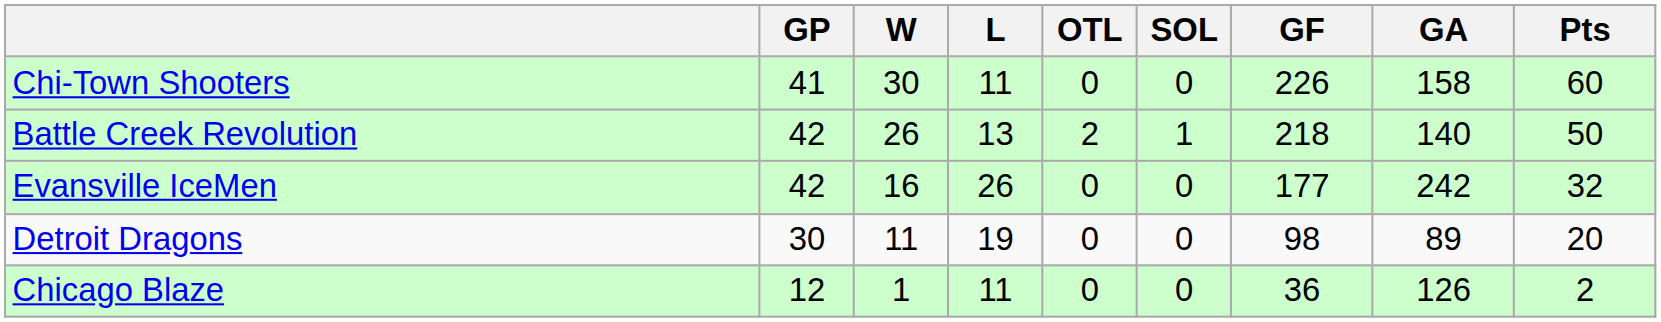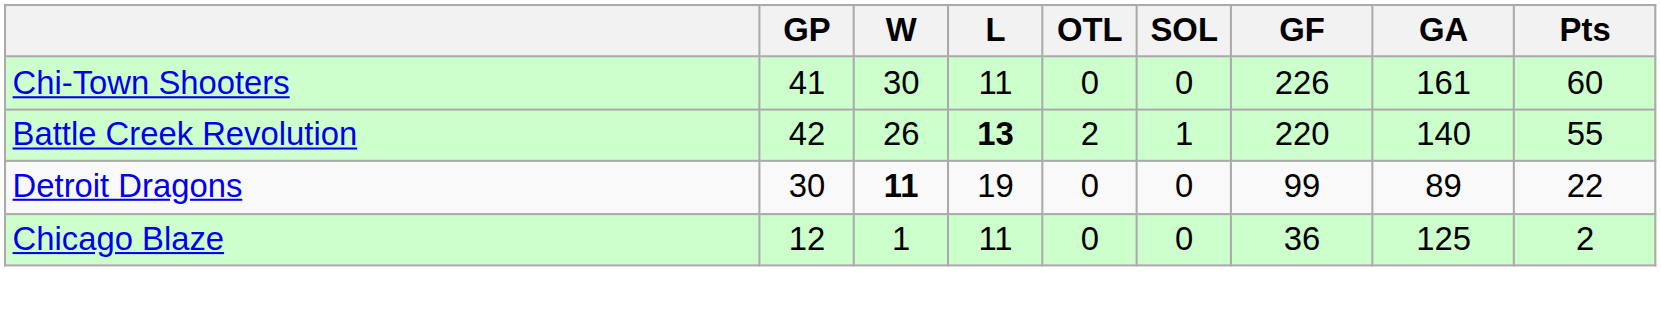(1444, 82) 158 -> (1444, 82) 161
(996, 134) normal -> (996, 134) bold
(1302, 134) 218 -> (1302, 134) 220
(1585, 134) 50 -> (1585, 134) 55
- row: (145, 186)
(901, 238) normal -> (901, 186) bold
(1302, 238) 98 -> (1302, 186) 99
(1585, 238) 20 -> (1585, 186) 22
(1444, 290) 126 -> (1444, 238) 125
